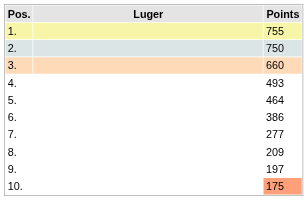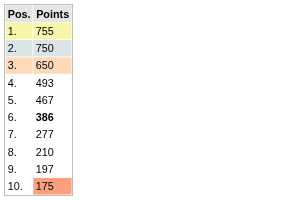- column: (148, 14)
(275, 66) 660 -> (45, 66) 650
(275, 100) 464 -> (45, 100) 467
(275, 117) normal -> (45, 117) bold
(275, 152) 209 -> (45, 152) 210
